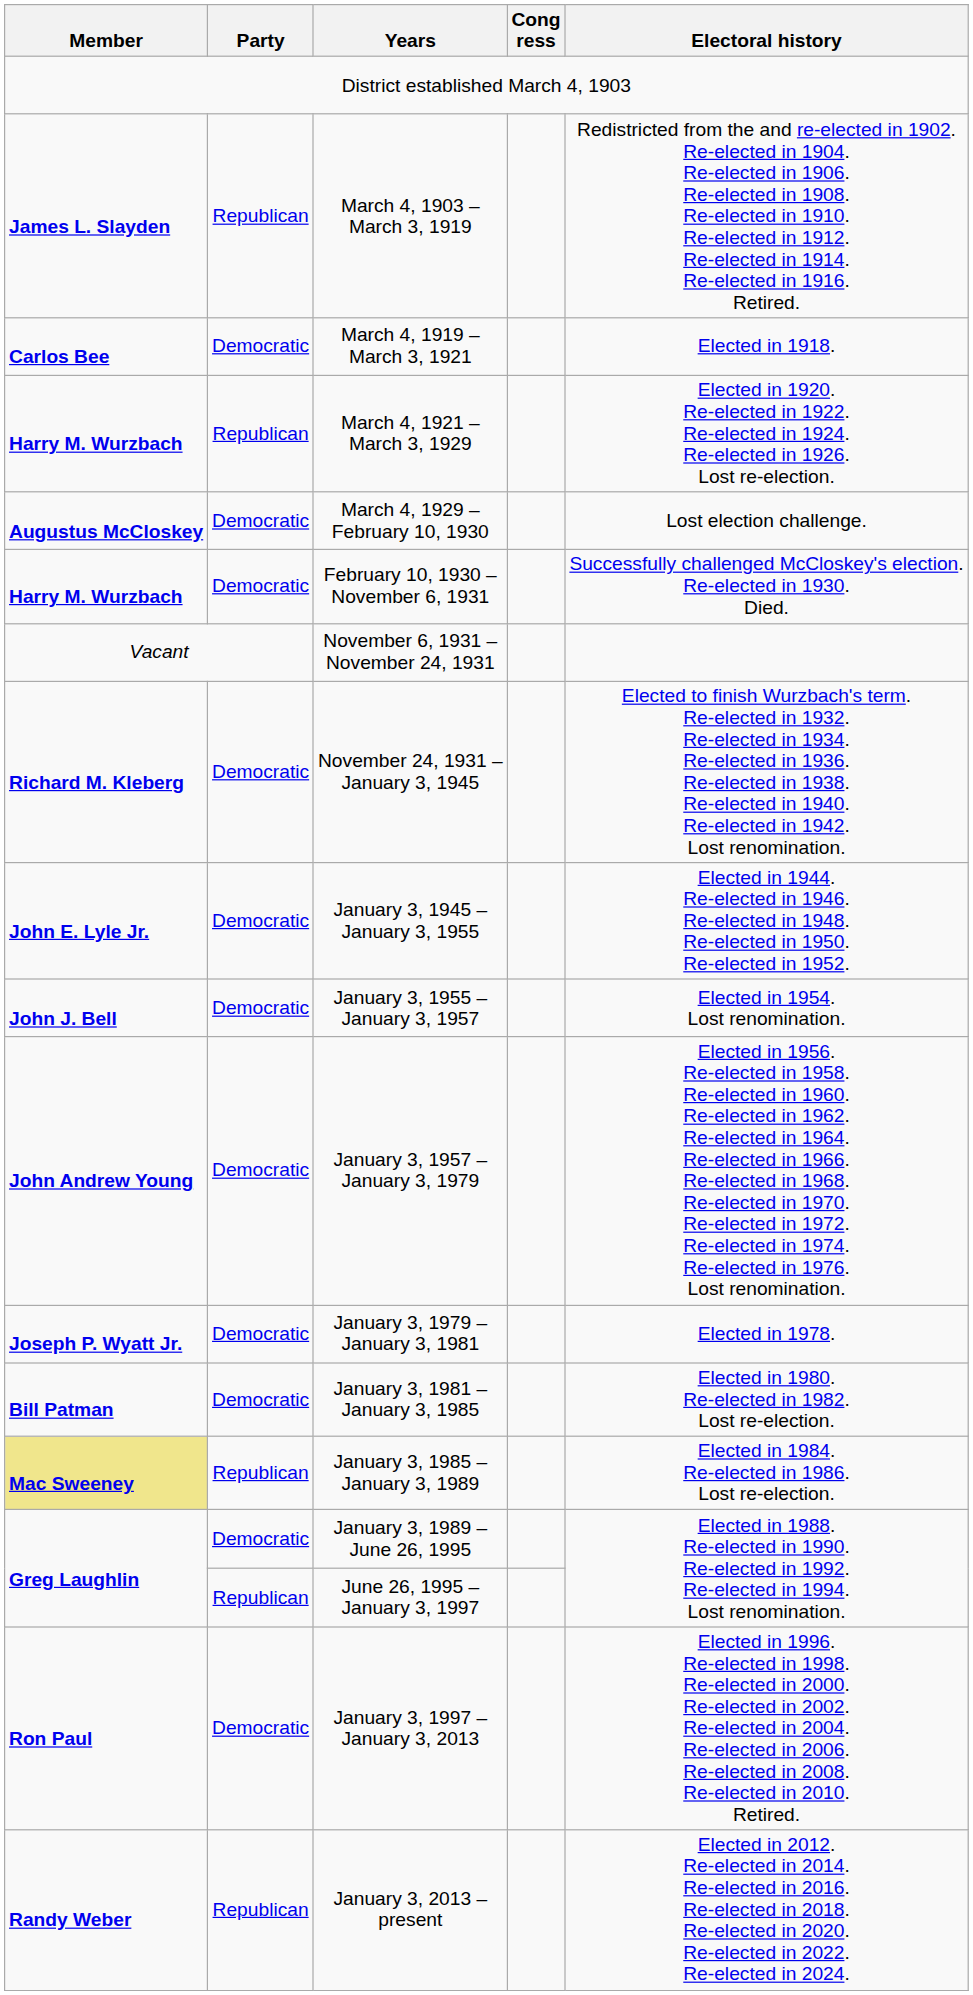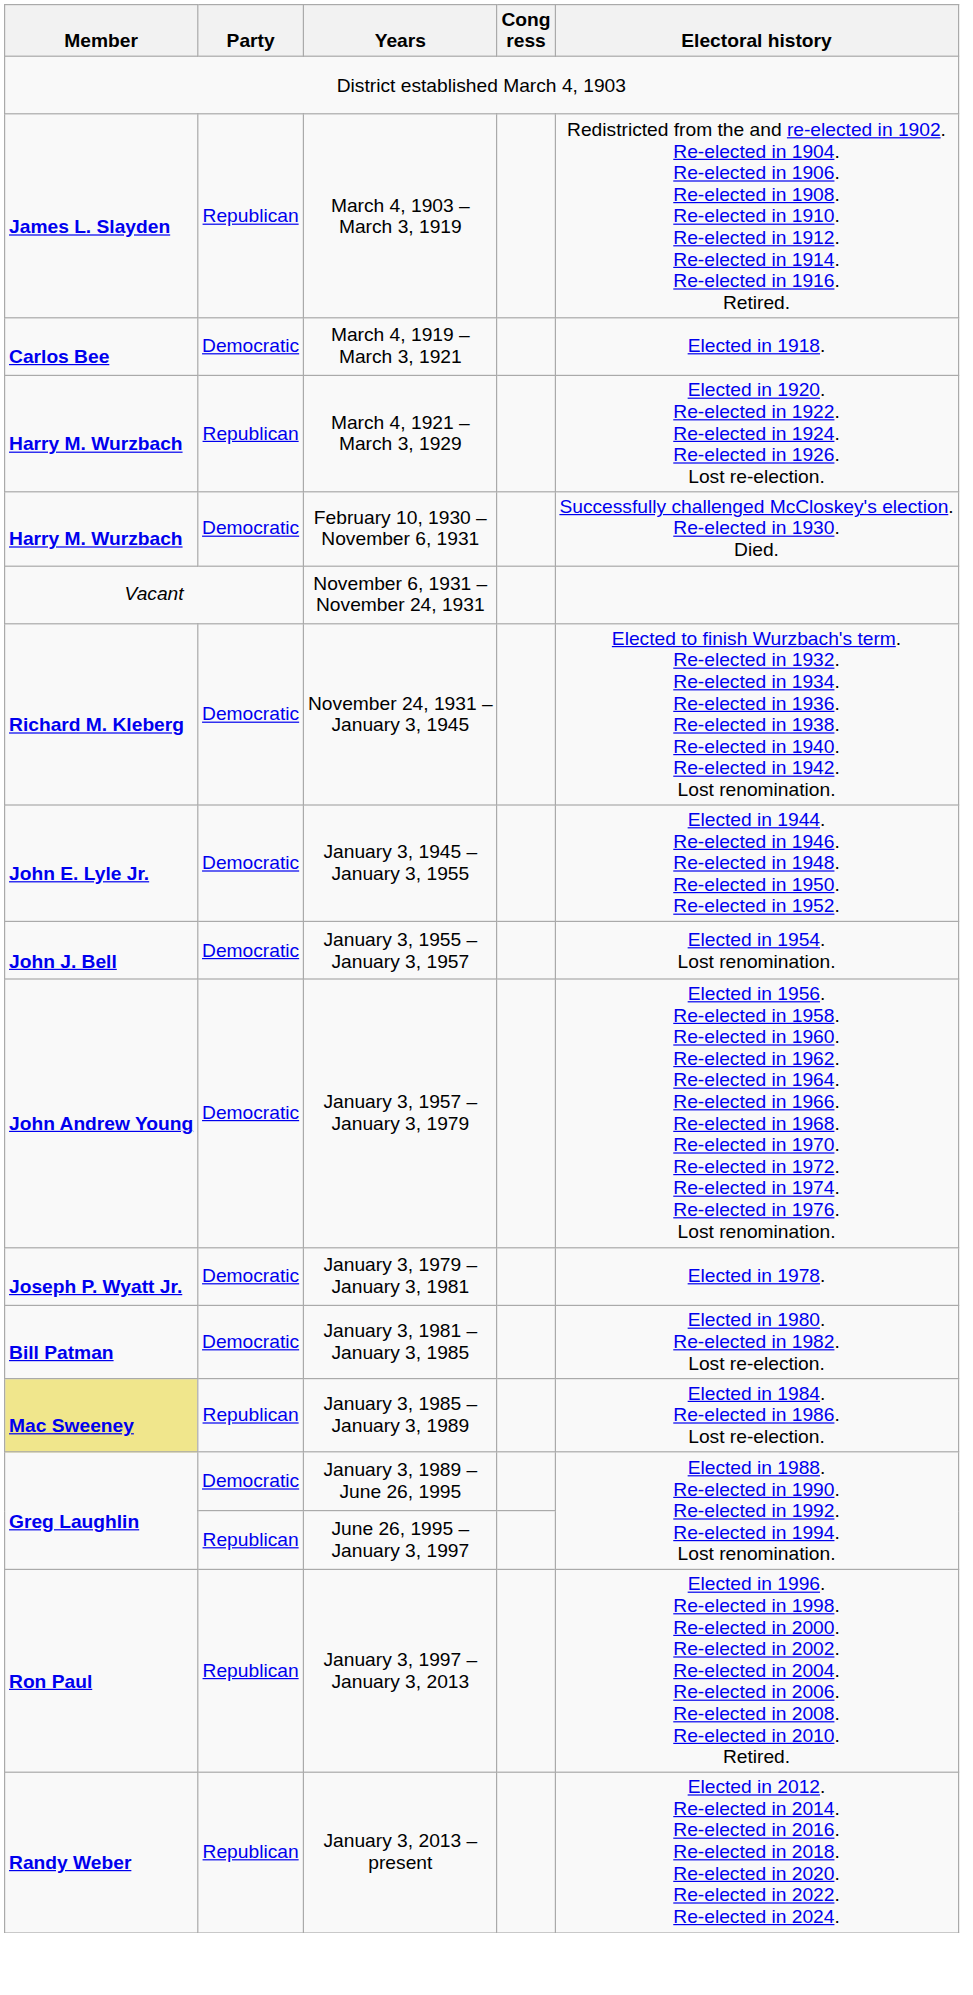- row: (410, 520)
(261, 1728) Democratic -> (251, 1670) Republican
